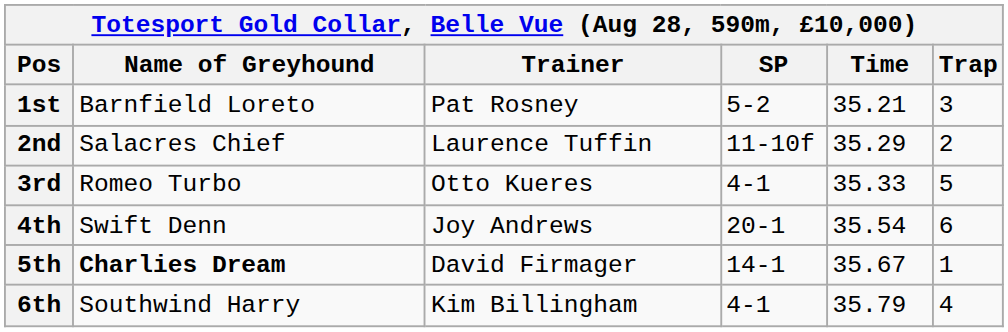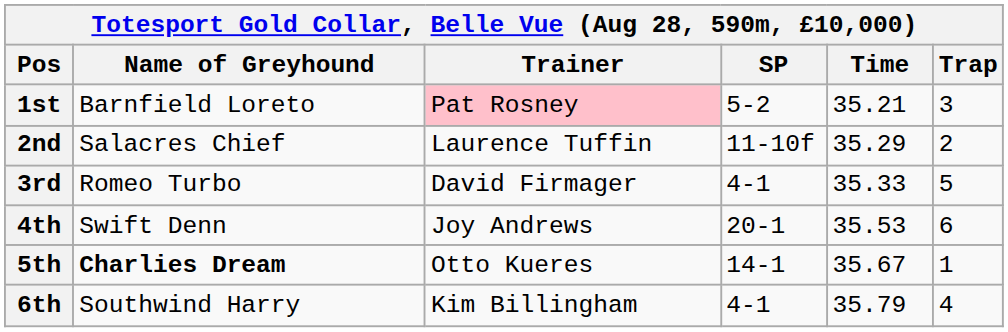(505, 105) no background -> (505, 105) pink background
(512, 185) Otto Kueres -> (534, 185) David Firmager
(869, 225) 35.54 -> (869, 225) 35.53
(534, 265) David Firmager -> (512, 265) Otto Kueres
